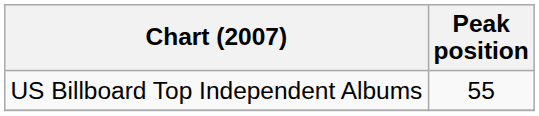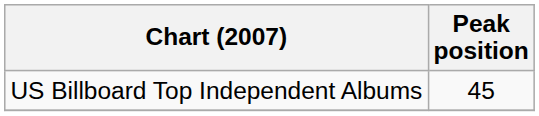(481, 90) 55 -> (481, 90) 45
